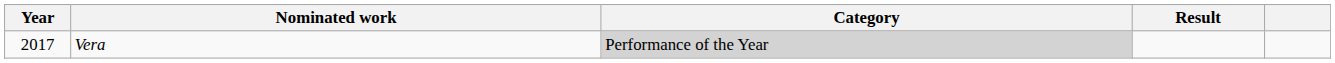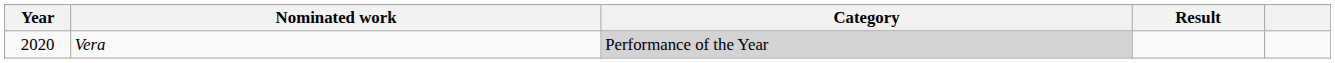(38, 44) 2017 -> (38, 44) 2020
